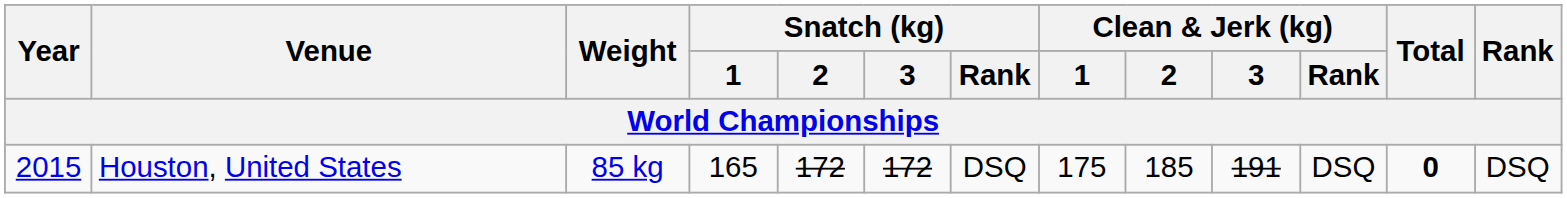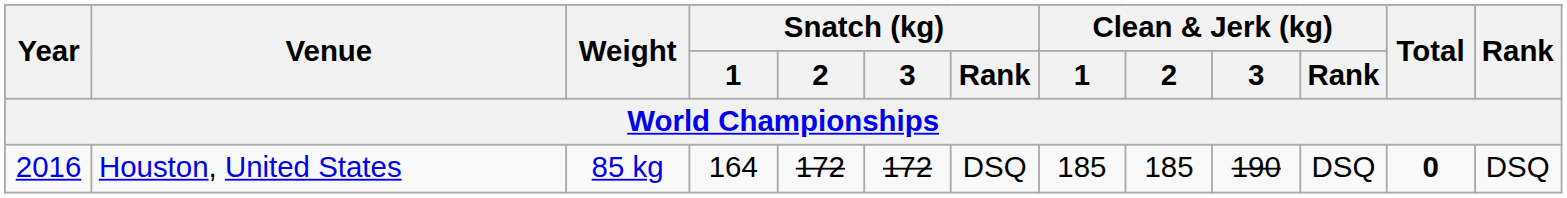(49, 167) 2015 -> (49, 167) 2016
(733, 167) 165 -> (733, 167) 164
(1082, 167) 175 -> (1082, 167) 185
(1256, 167) 191 -> (1256, 167) 190
